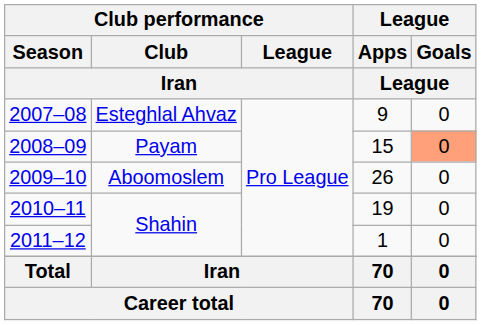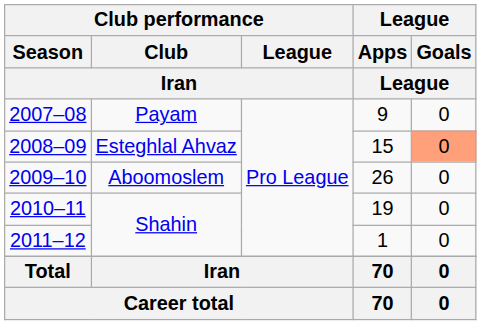(166, 114) Esteghlal Ahvaz -> (166, 114) Payam
(166, 146) Payam -> (166, 146) Esteghlal Ahvaz
